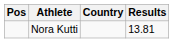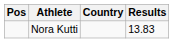(141, 29) 13.81 -> (141, 29) 13.83
